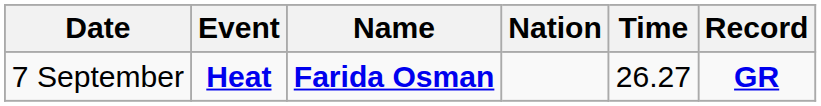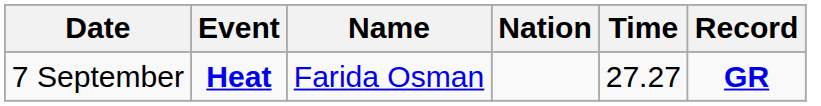(394, 76) bold -> (389, 76) normal
(653, 76) 26.27 -> (643, 76) 27.27
